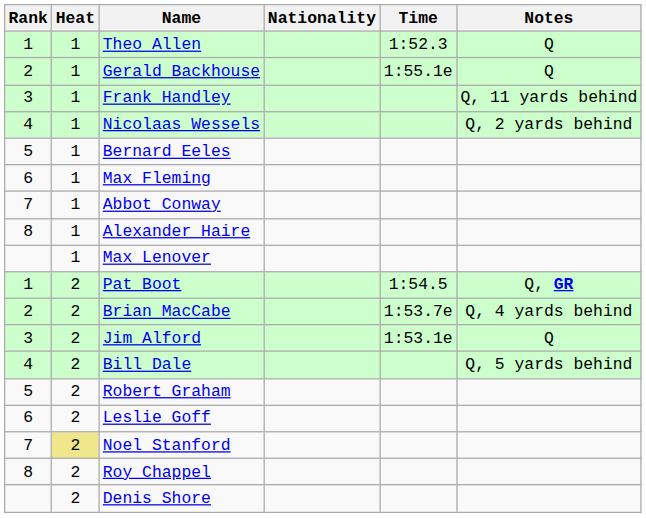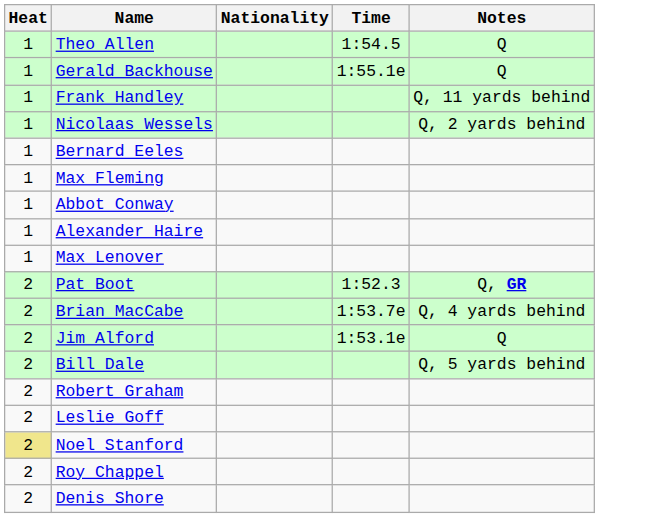- column: (28, 18)
(418, 45) 1:52.3 -> (371, 45) 1:54.5
(418, 285) 1:54.5 -> (371, 285) 1:52.3
